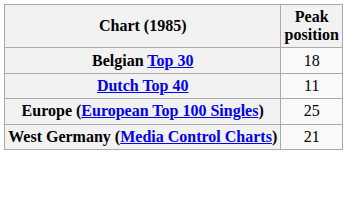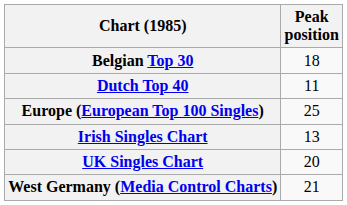+ row: (143, 136)
+ row: (143, 162)
